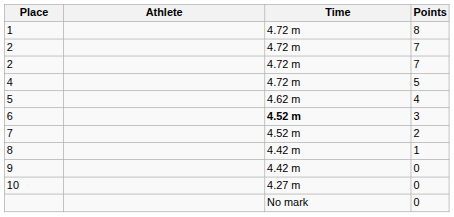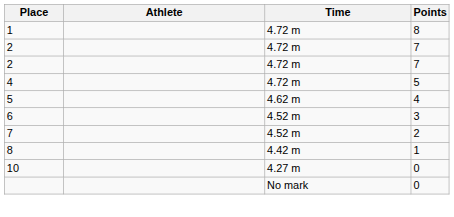(284, 116) bold -> (284, 116) normal
- row: (10, 168)
